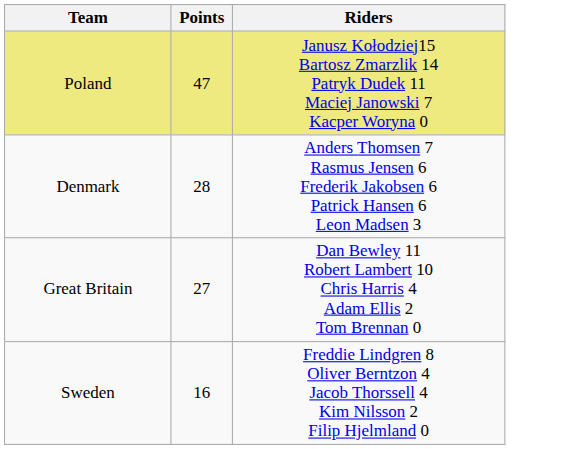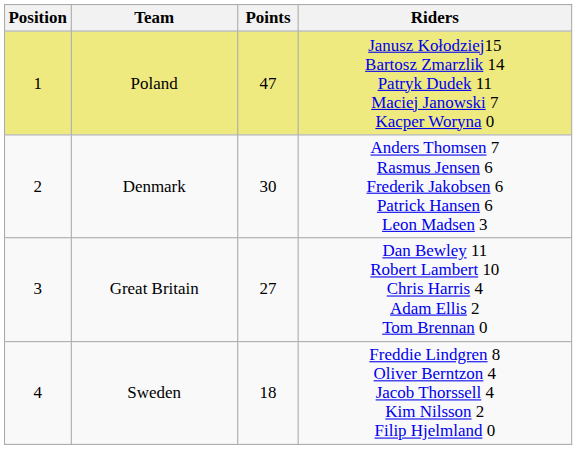+ column: (38, 17)
(202, 186) 28 -> (268, 186) 30
(202, 392) 16 -> (268, 392) 18
